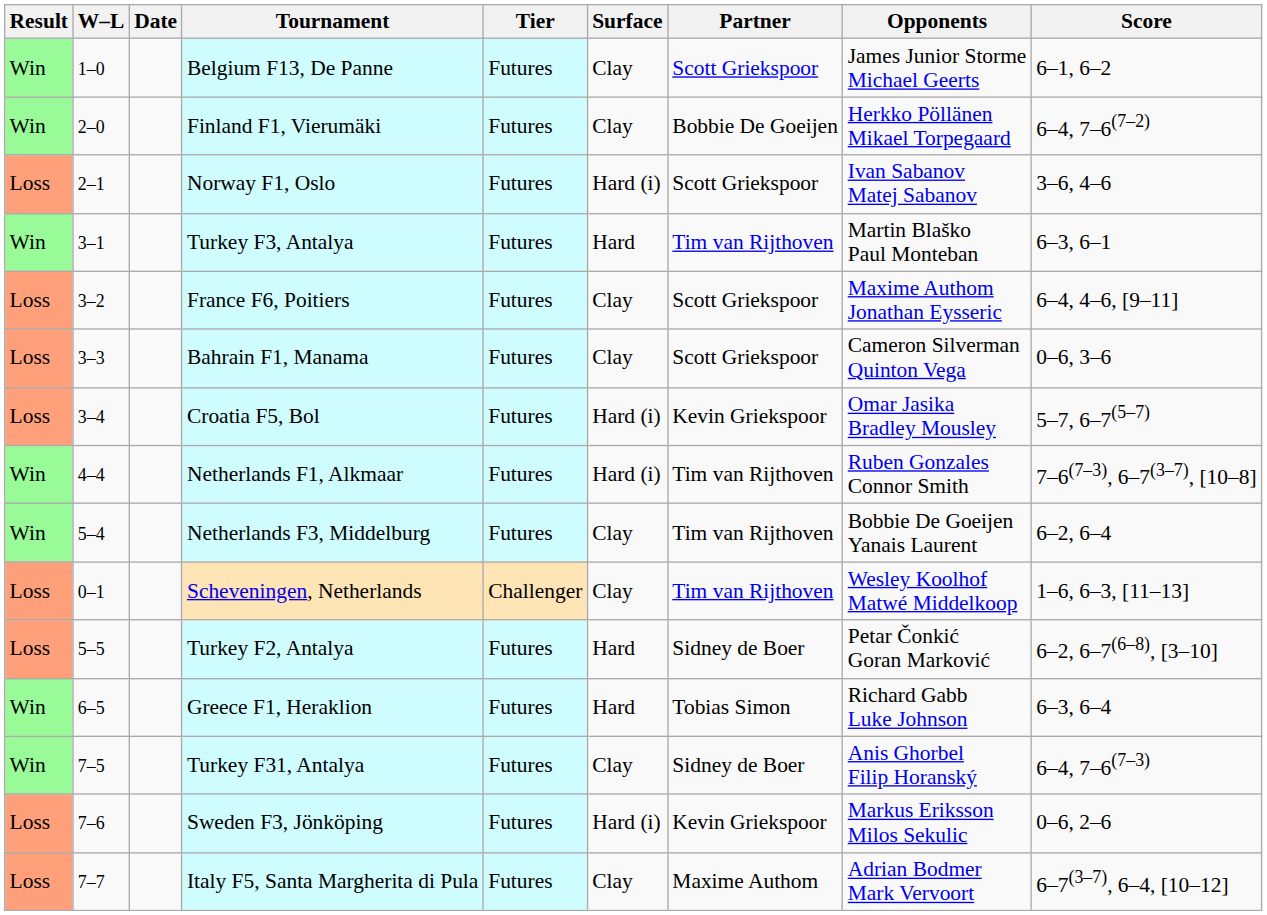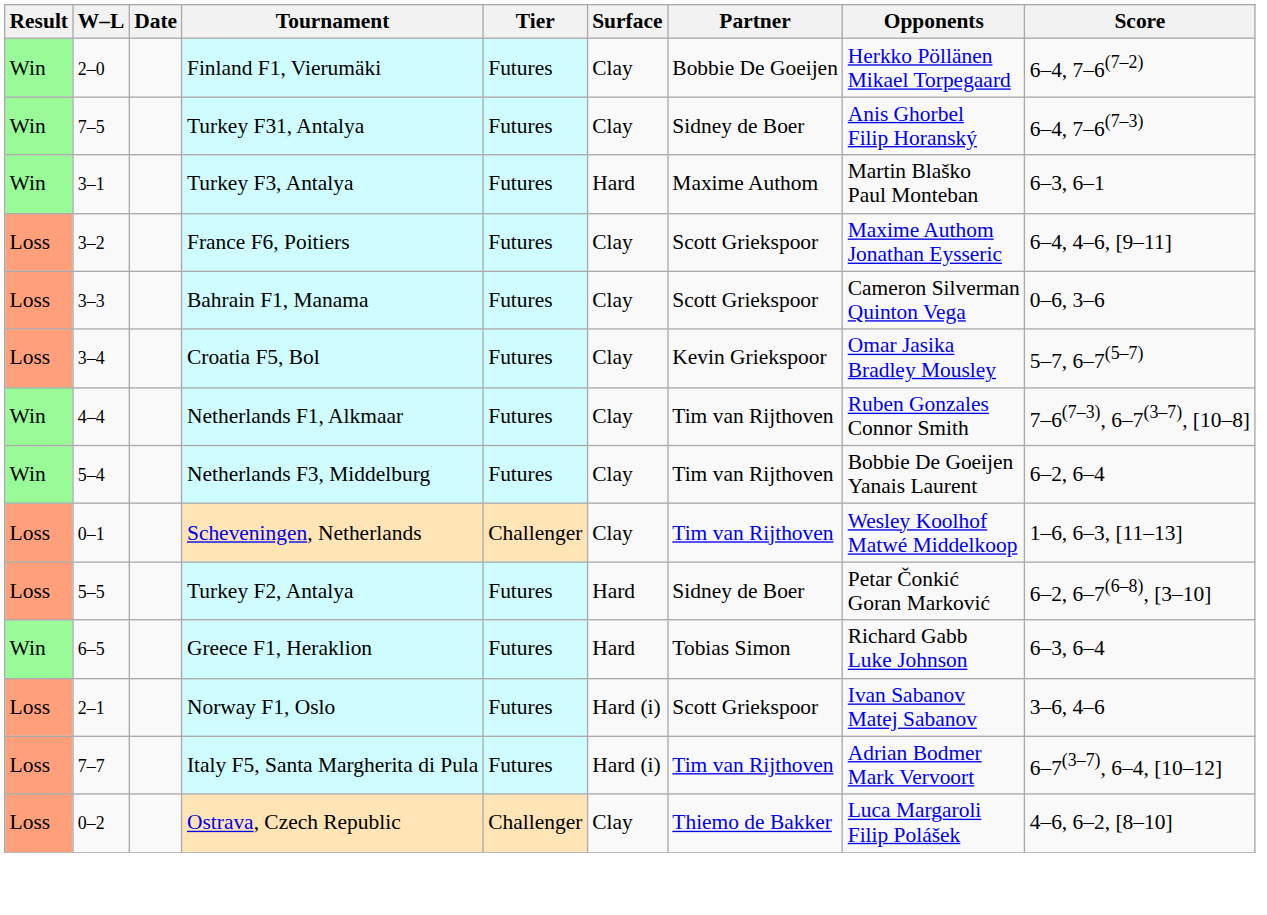- row: (290, 67)
rows swapped: (261, 183) <-> (276, 765)
(753, 241) Tim van Rijthoven -> (745, 183) Maxime Authom
(626, 416) Hard (i) -> (612, 358) Clay
(626, 474) Hard (i) -> (612, 416) Clay
- row: (285, 823)
(612, 881) Clay -> (626, 765) Hard (i)
(745, 881) Maxime Authom -> (753, 765) Tim van Rijthoven
+ row: (294, 823)
